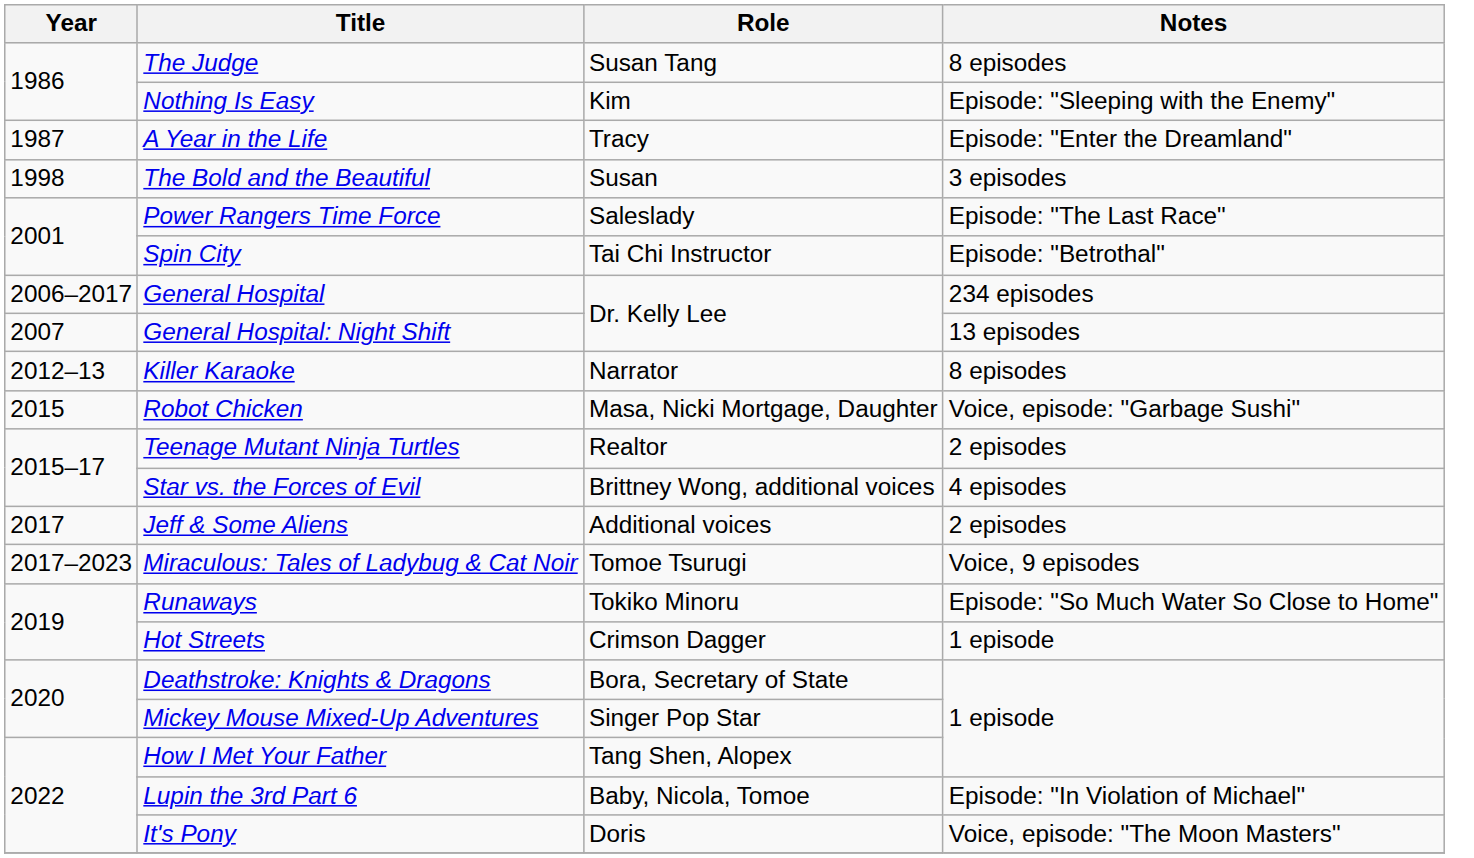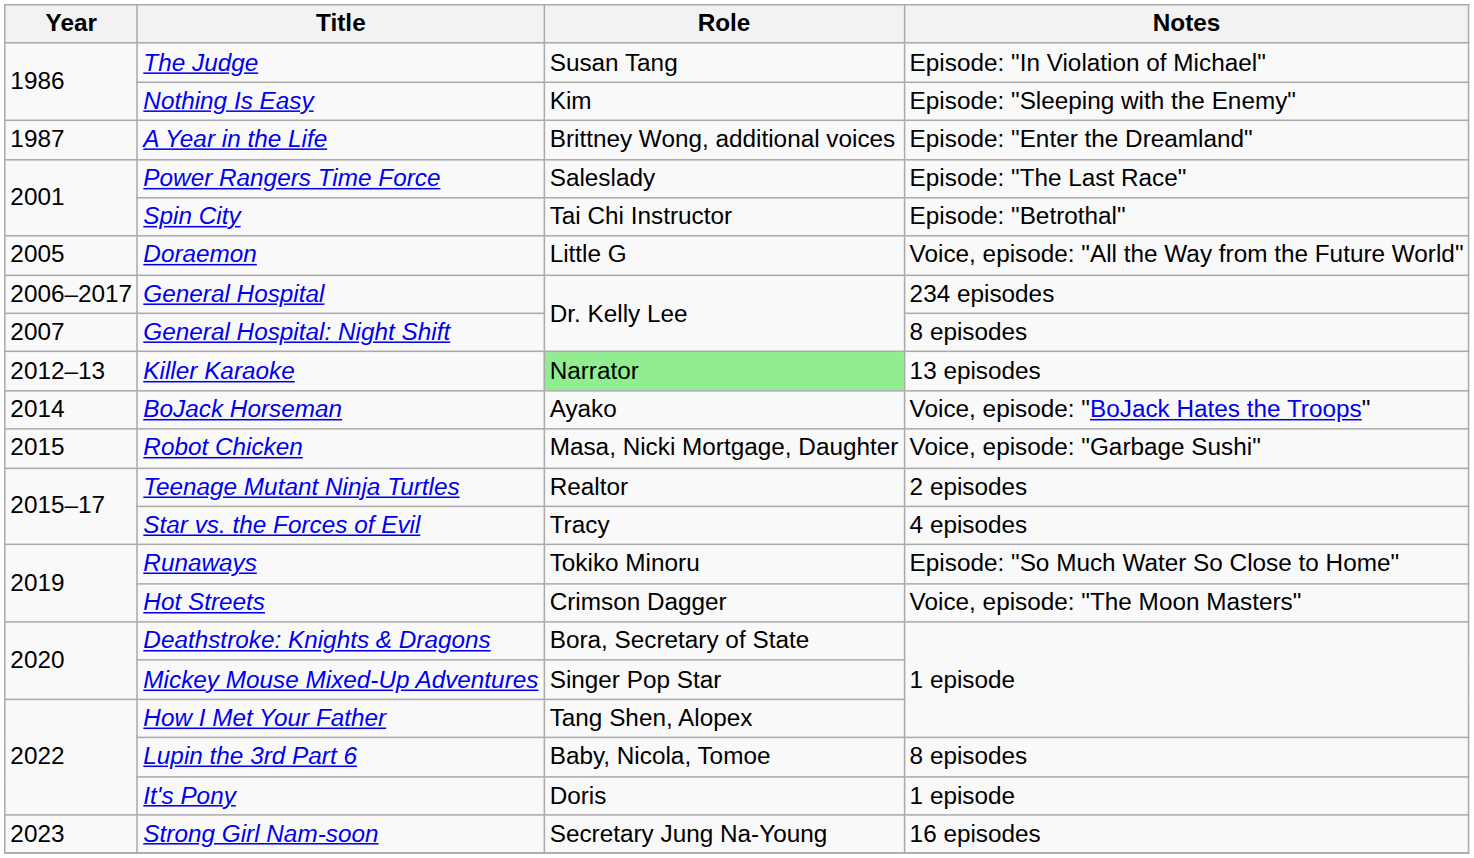(1008, 62) 8 episodes -> (1088, 62) Episode: "In Violation of Michael"
(619, 139) Tracy -> (722, 139) Brittney Wong, additional voices
- row: (287, 178)
+ row: (200, 255)
(1014, 332) 13 episodes -> (968, 332) 8 episodes
(634, 370) no background -> (594, 370) lightgreen background
(1008, 370) 8 episodes -> (975, 370) 13 episodes
+ row: (243, 409)
(762, 486) Brittney Wong, additional voices -> (580, 525) Tracy
- row: (246, 525)
- row: (361, 563)
(1002, 640) 1 episode -> (1105, 602) Voice, episode: "The Moon Masters"
(1127, 795) Episode: "In Violation of Michael" -> (968, 756) 8 episodes
(1145, 833) Voice, episode: "The Moon Masters" -> (962, 795) 1 episode
+ row: (261, 833)
